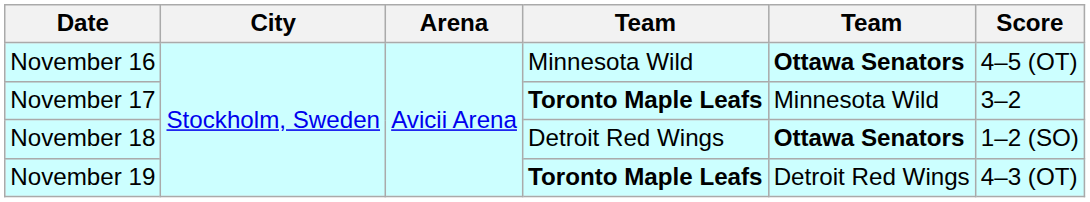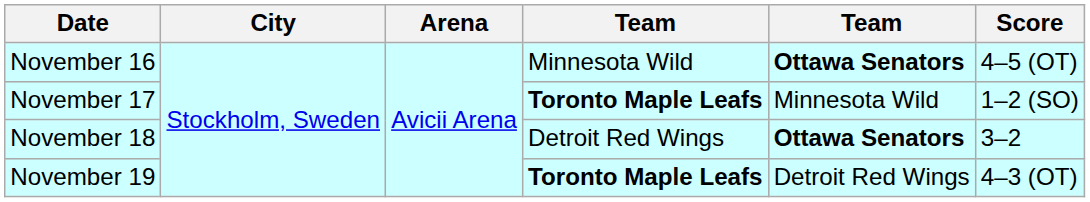(1001, 100) 3–2 -> (1030, 100) 1–2 (SO)
(1030, 138) 1–2 (SO) -> (1001, 138) 3–2
